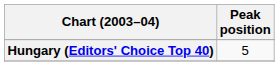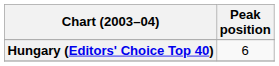(245, 50) 5 -> (245, 50) 6
